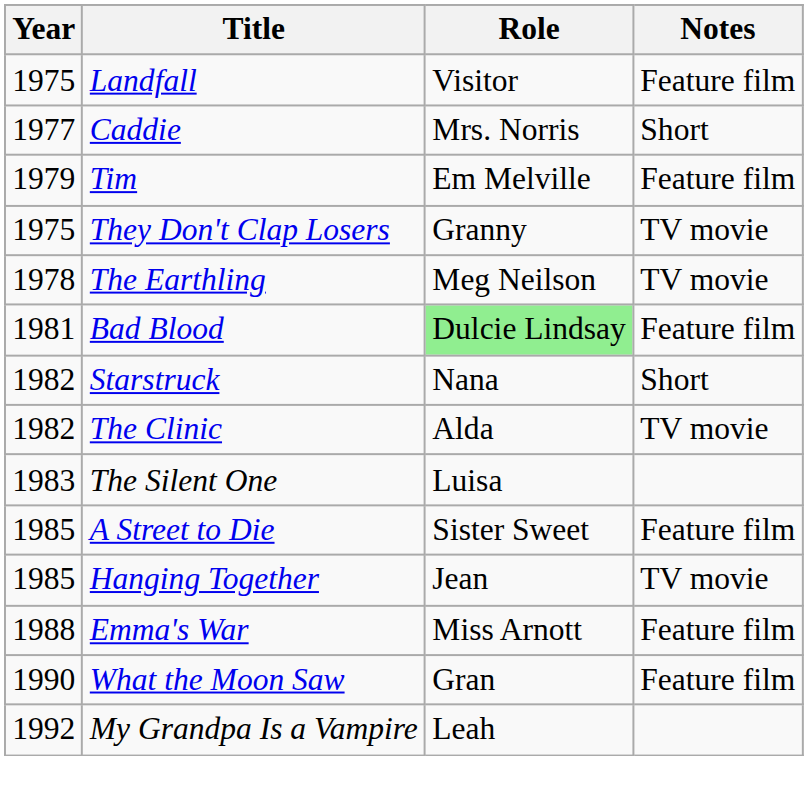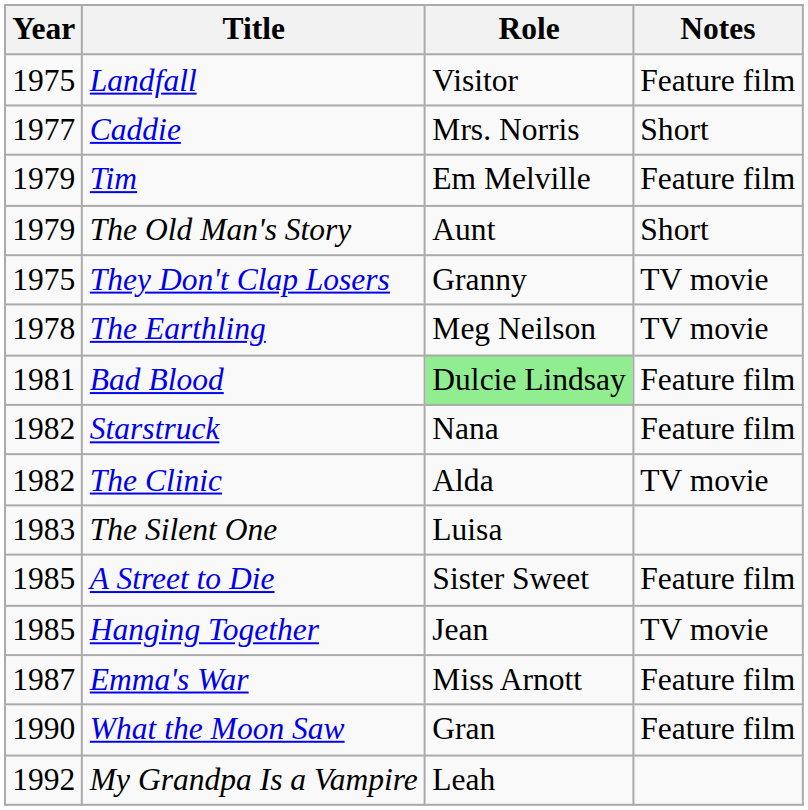+ row: (221, 229)
(674, 379) Short -> (718, 429) Feature film
(44, 629) 1988 -> (44, 679) 1987
